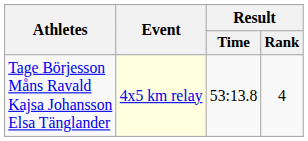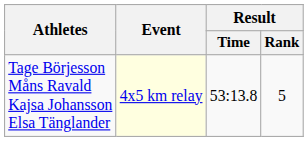(282, 96) 4 -> (282, 96) 5
